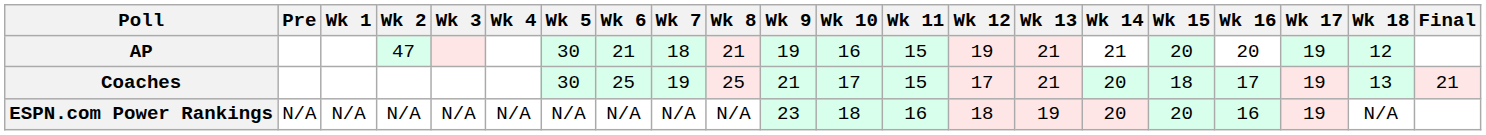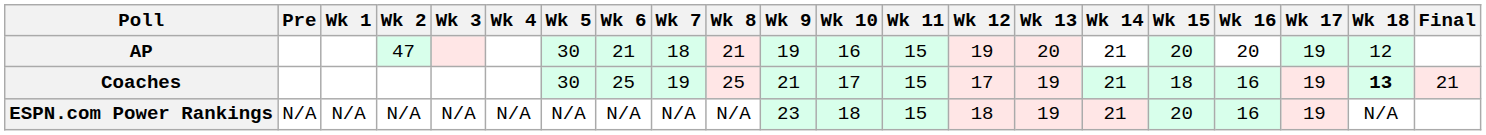(1049, 51) 21 -> (1049, 51) 20
(1049, 83) 21 -> (1049, 83) 19
(1115, 83) 20 -> (1115, 83) 21
(1248, 83) 17 -> (1248, 83) 16
(1381, 83) normal -> (1381, 83) bold
(916, 114) 16 -> (916, 114) 15
(1115, 114) 20 -> (1115, 114) 21
